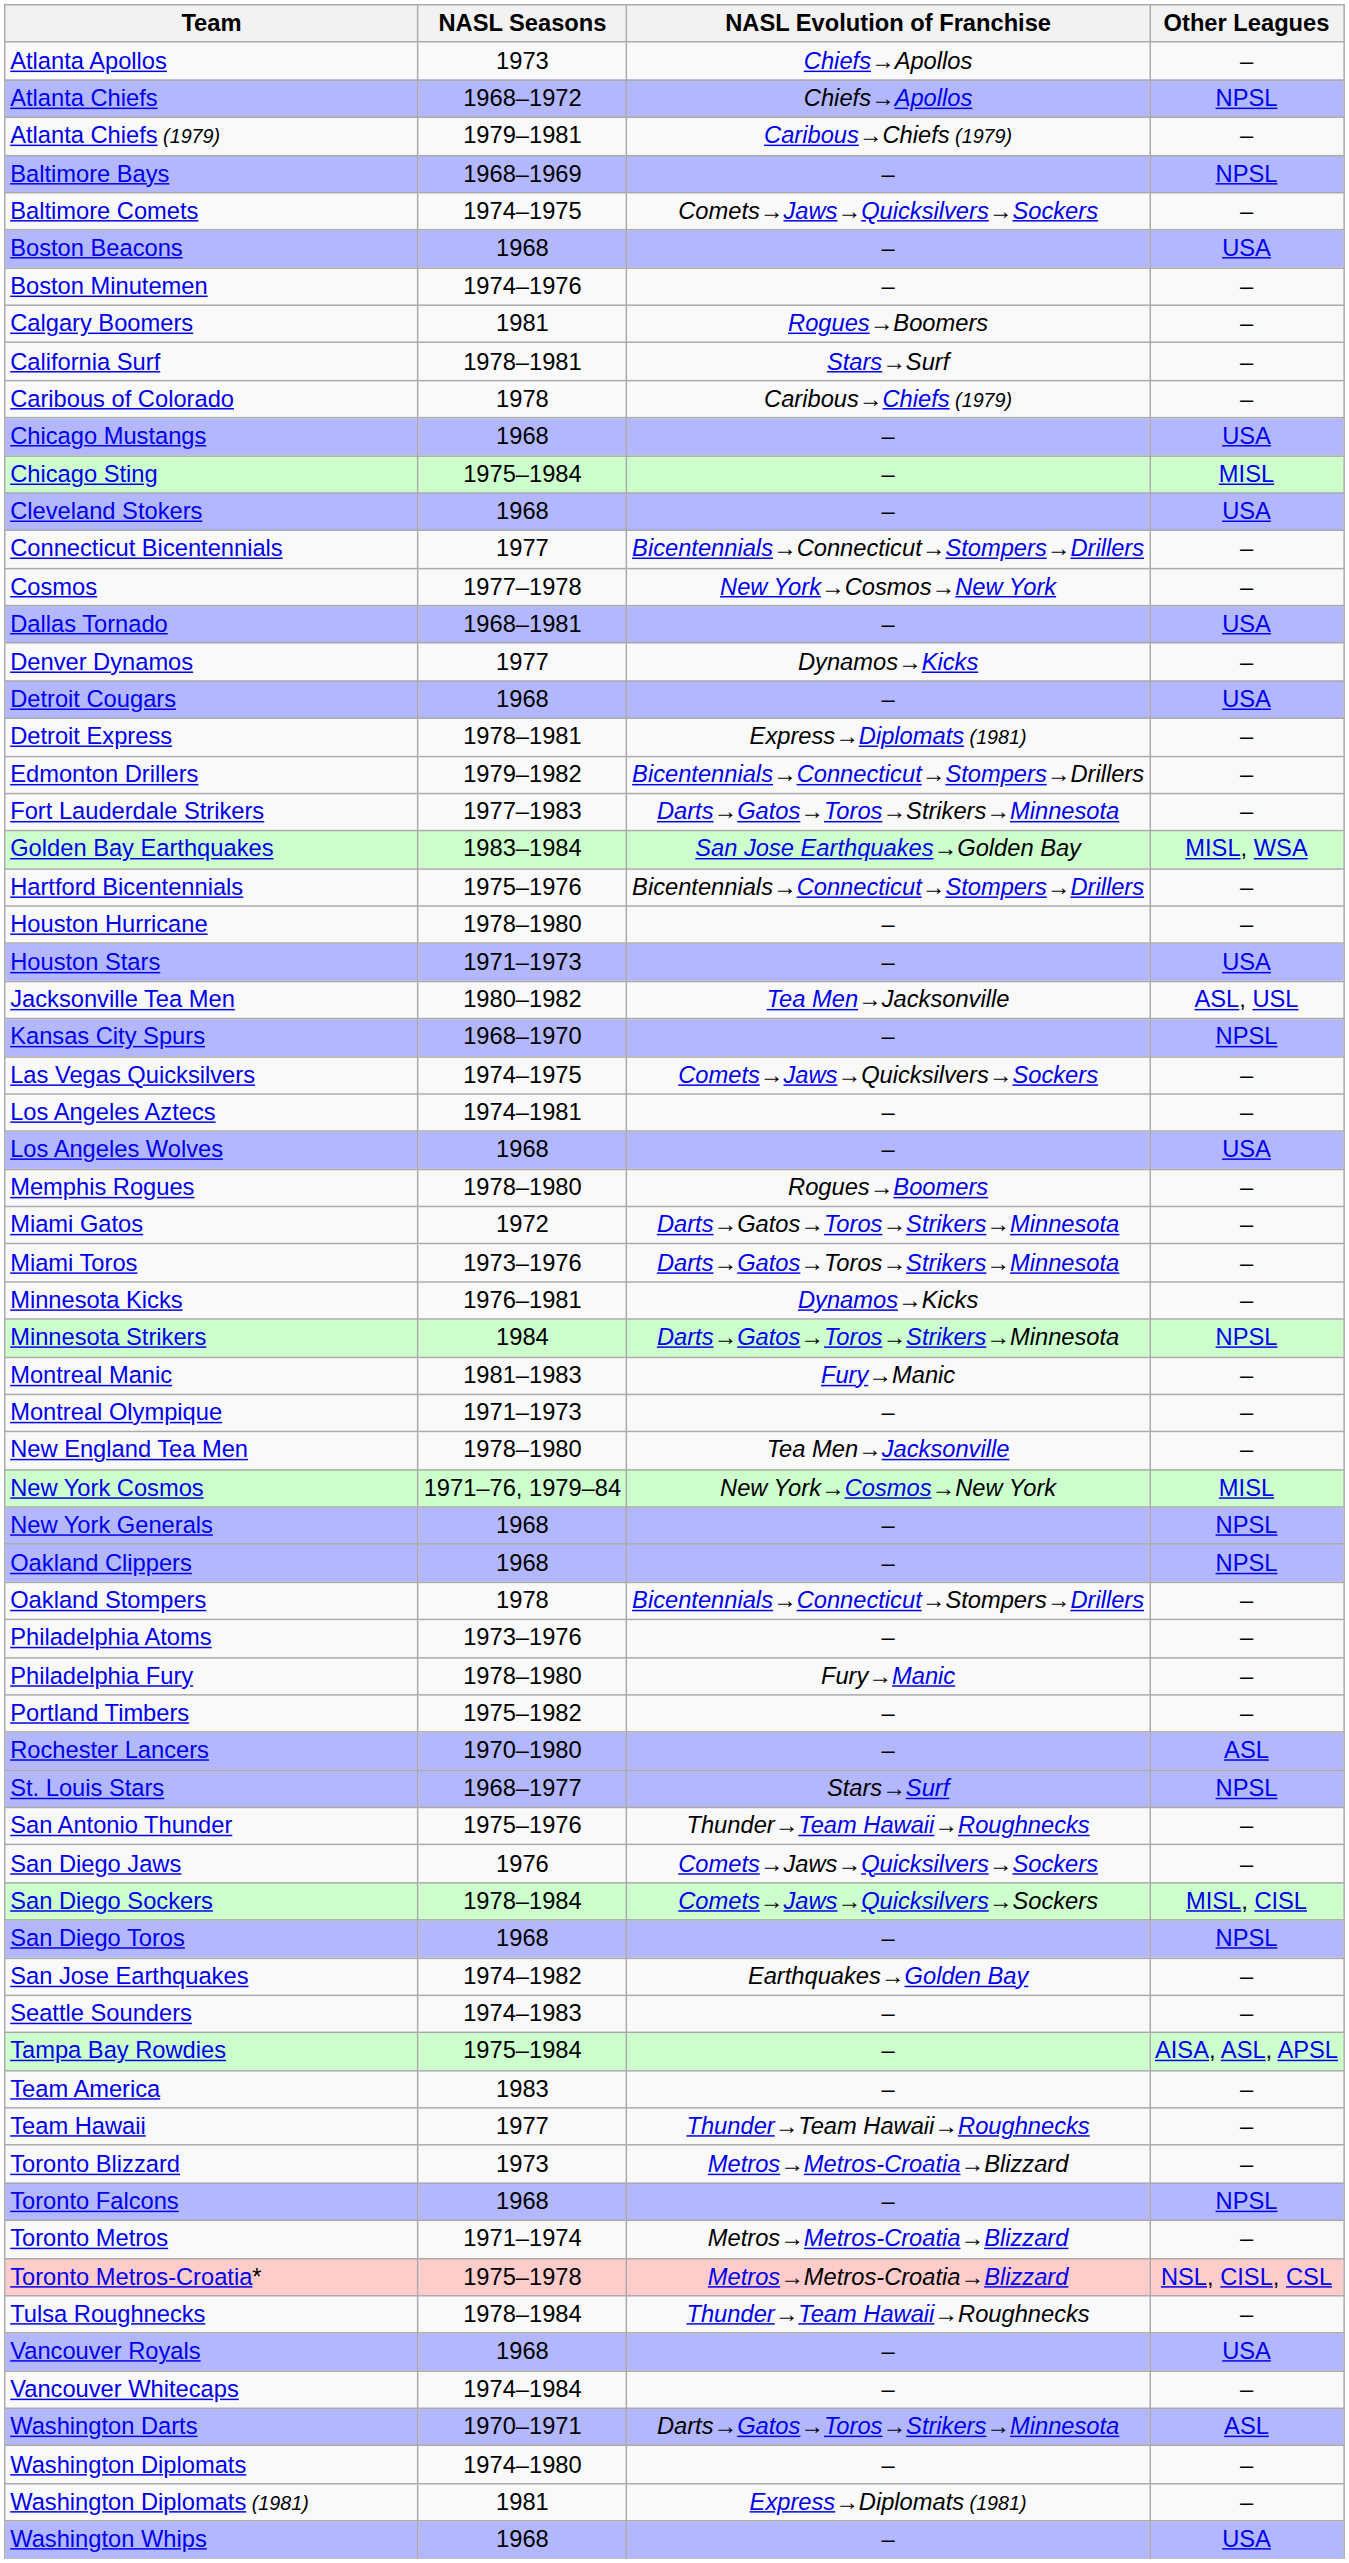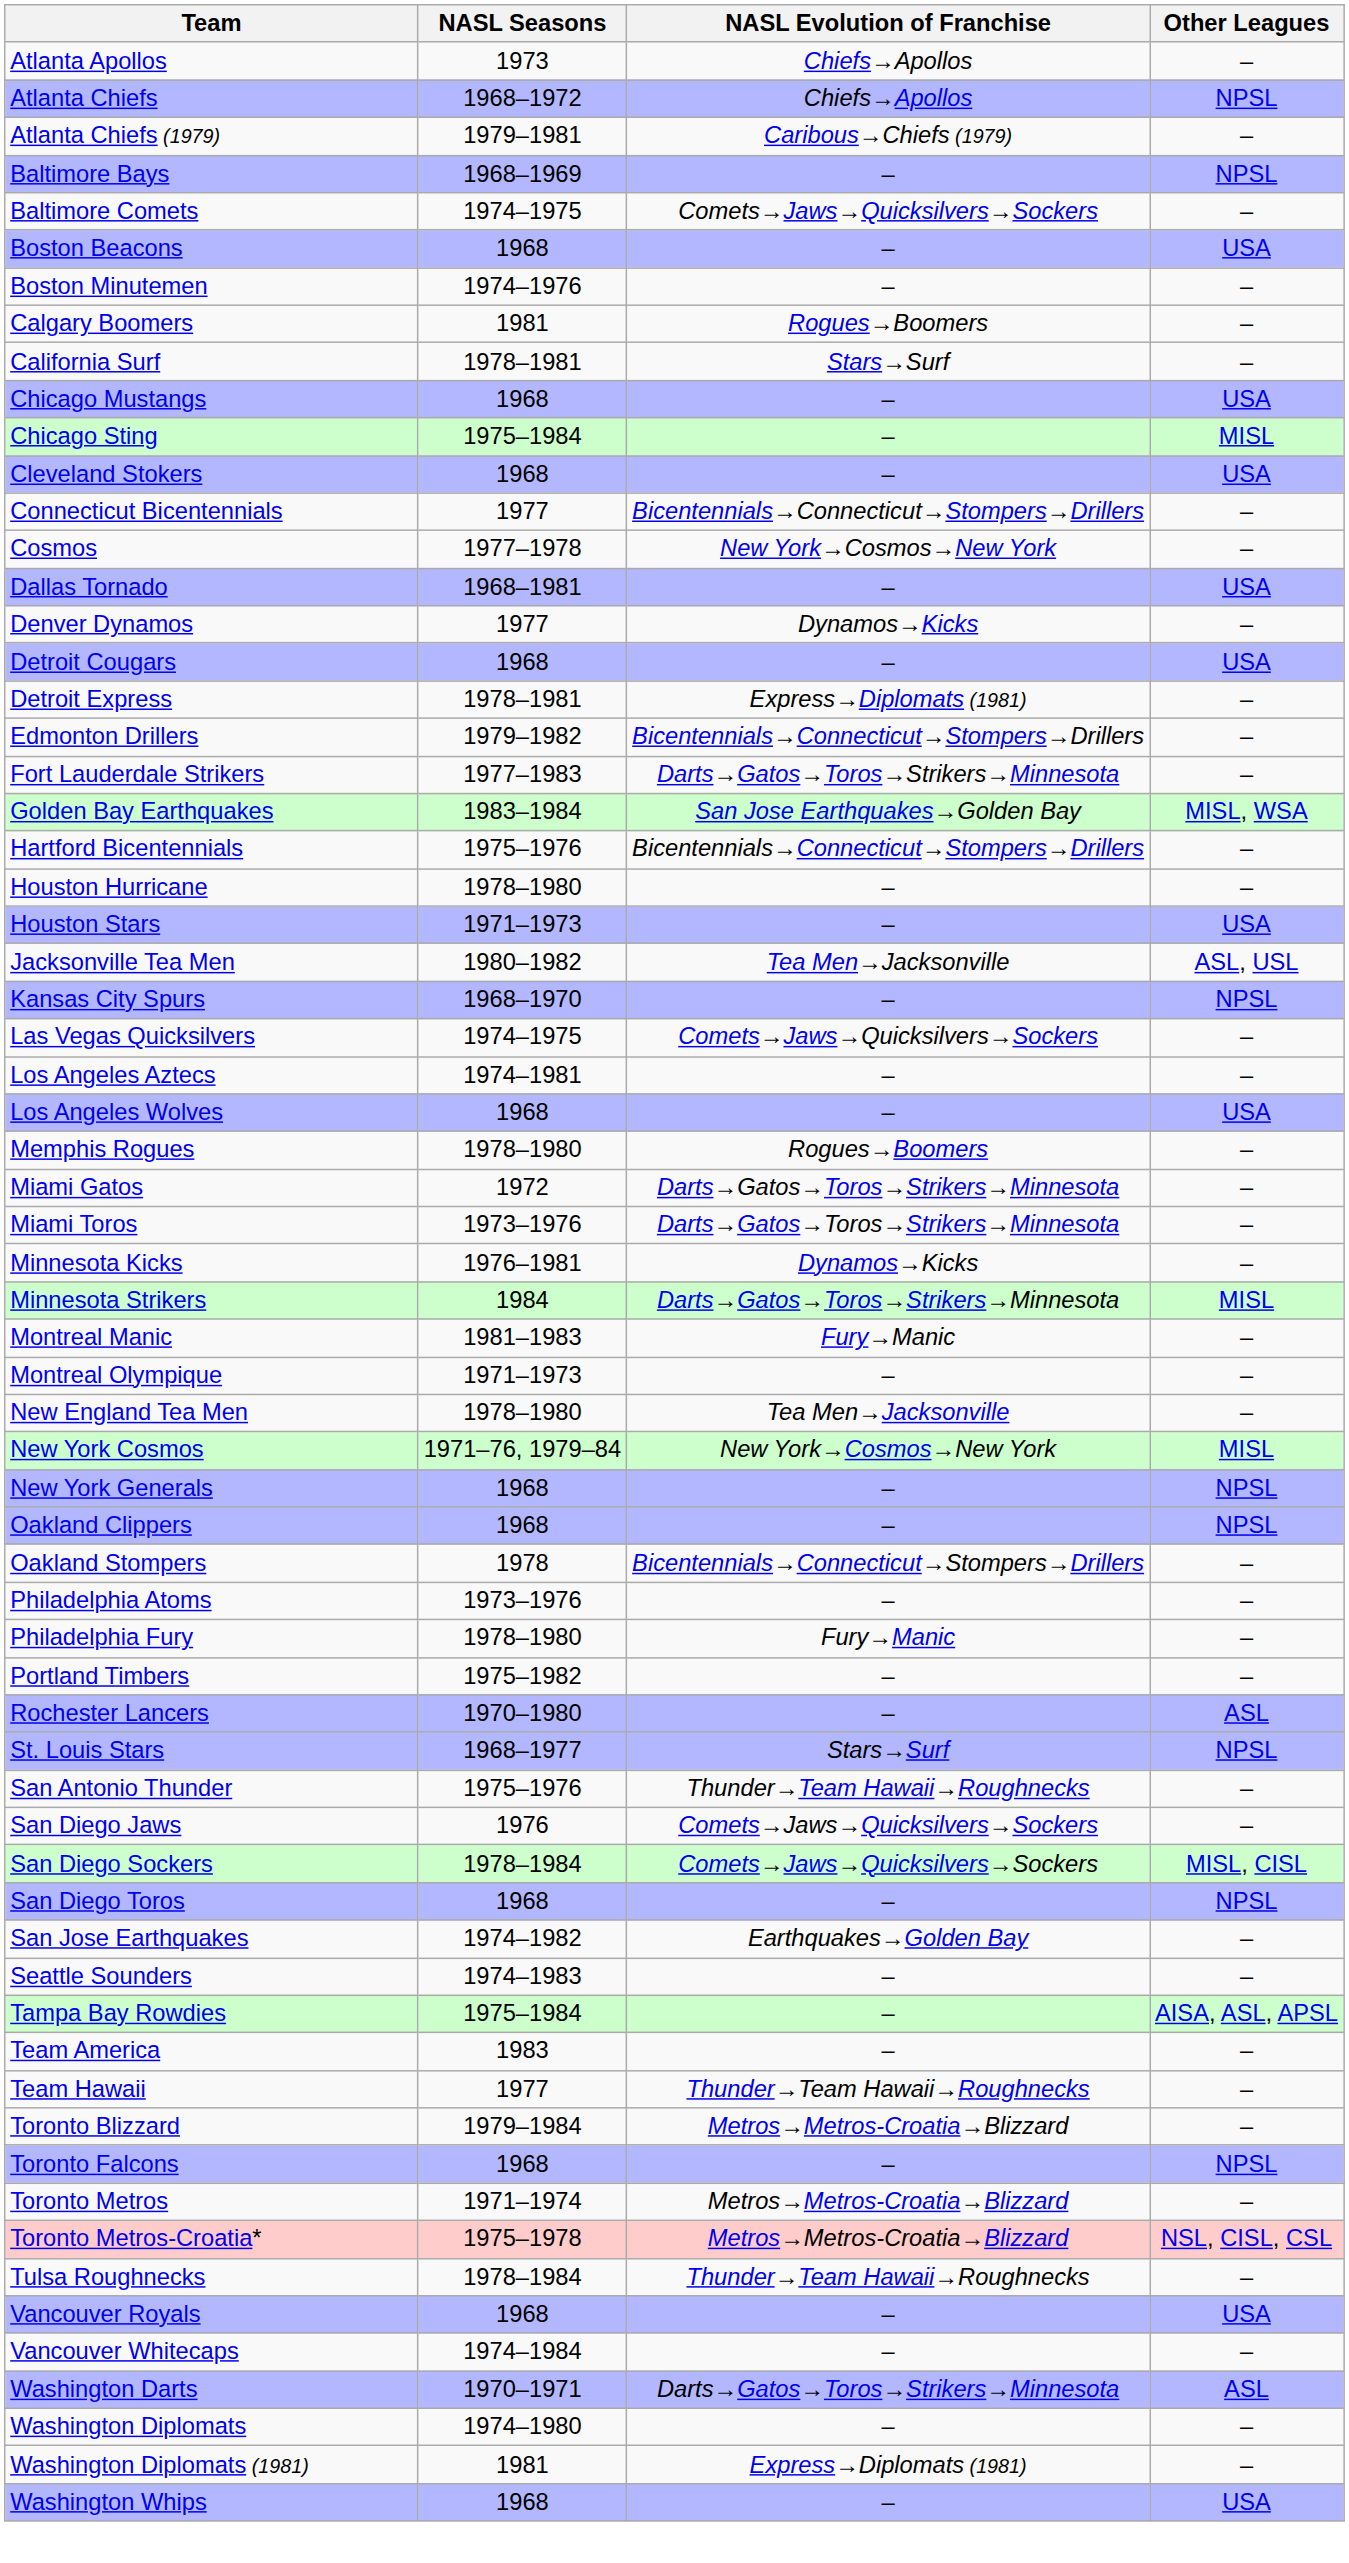- row: (122, 398)
(1247, 1337) NPSL -> (1247, 1300) MISL
(522, 2163) 1973 -> (522, 2126) 1979–1984
